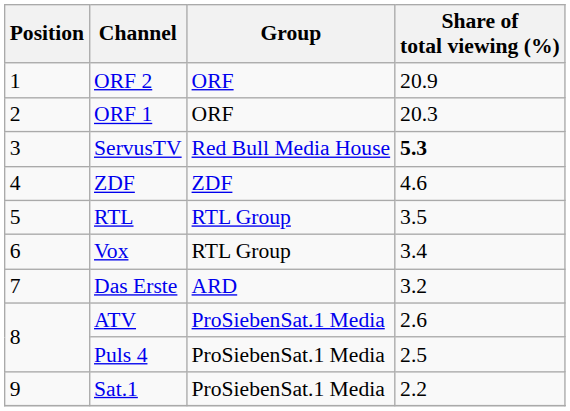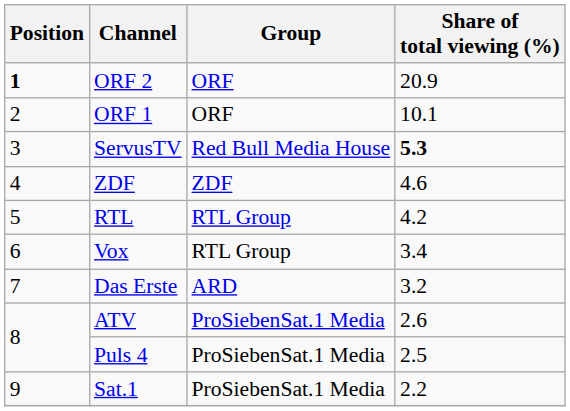(15, 80) normal -> (15, 80) bold
(419, 114) 20.3 -> (419, 114) 10.1
(414, 217) 3.5 -> (414, 217) 4.2
